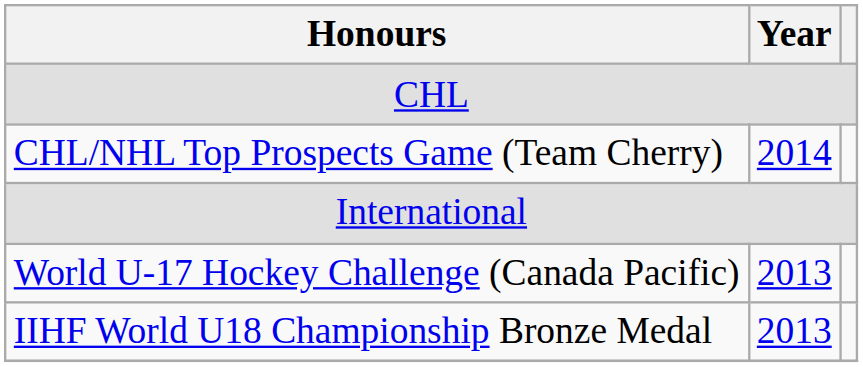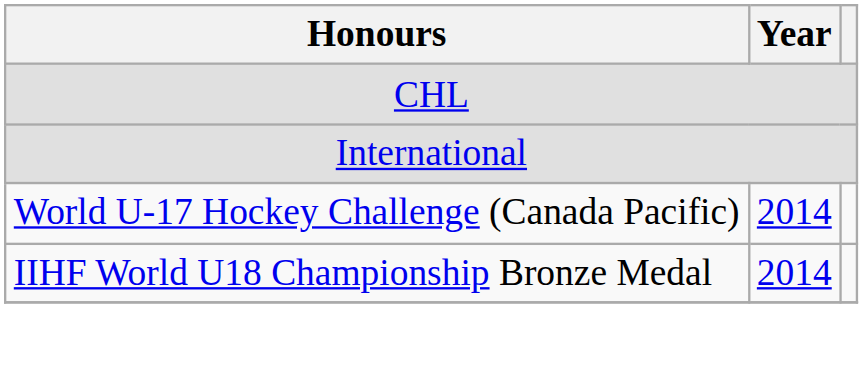- row: (368, 152)
(794, 271) 2013 -> (794, 212) 2014
(794, 331) 2013 -> (794, 271) 2014
